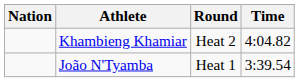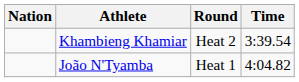(268, 40) 4:04.82 -> (268, 40) 3:39.54
(268, 64) 3:39.54 -> (268, 64) 4:04.82
